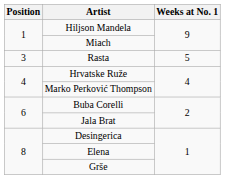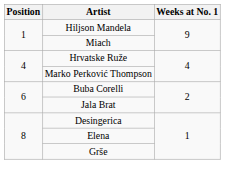- row: (98, 58)
